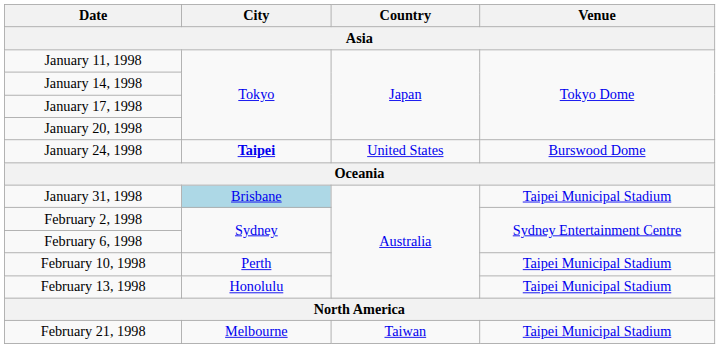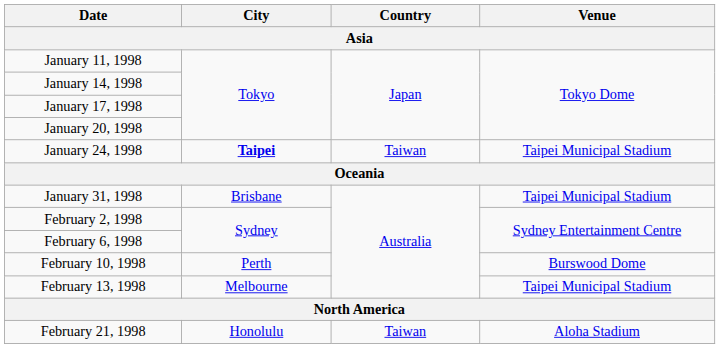(405, 151) United States -> (405, 151) Taiwan
(597, 151) Burswood Dome -> (597, 151) Taipei Municipal Stadium
(256, 196) lightblue background -> (256, 196) no background
(597, 264) Taipei Municipal Stadium -> (597, 264) Burswood Dome
(256, 286) Honolulu -> (256, 286) Melbourne
(256, 331) Melbourne -> (256, 331) Honolulu
(597, 331) Taipei Municipal Stadium -> (597, 331) Aloha Stadium
